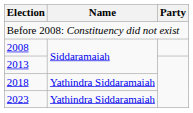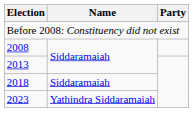(102, 82) Yathindra Siddaramaiah -> (80, 82) Siddaramaiah
